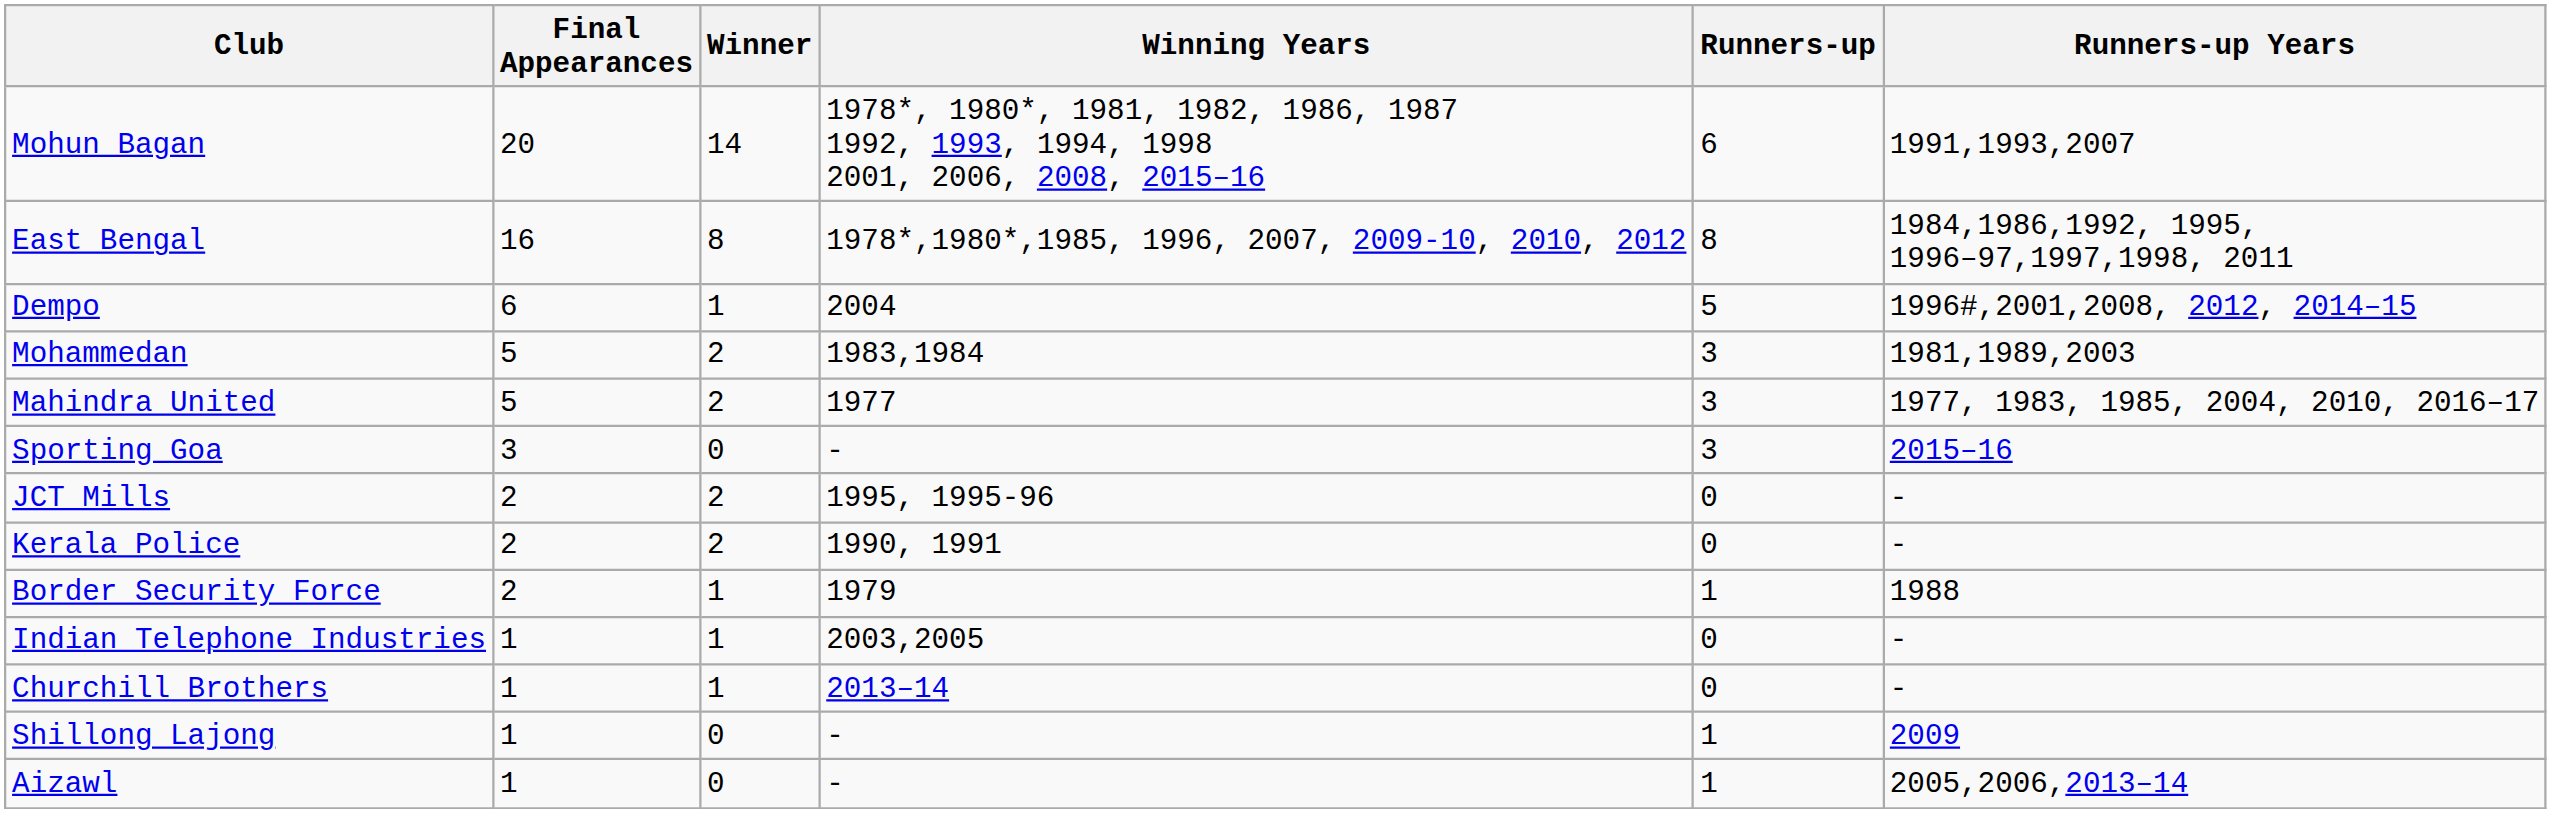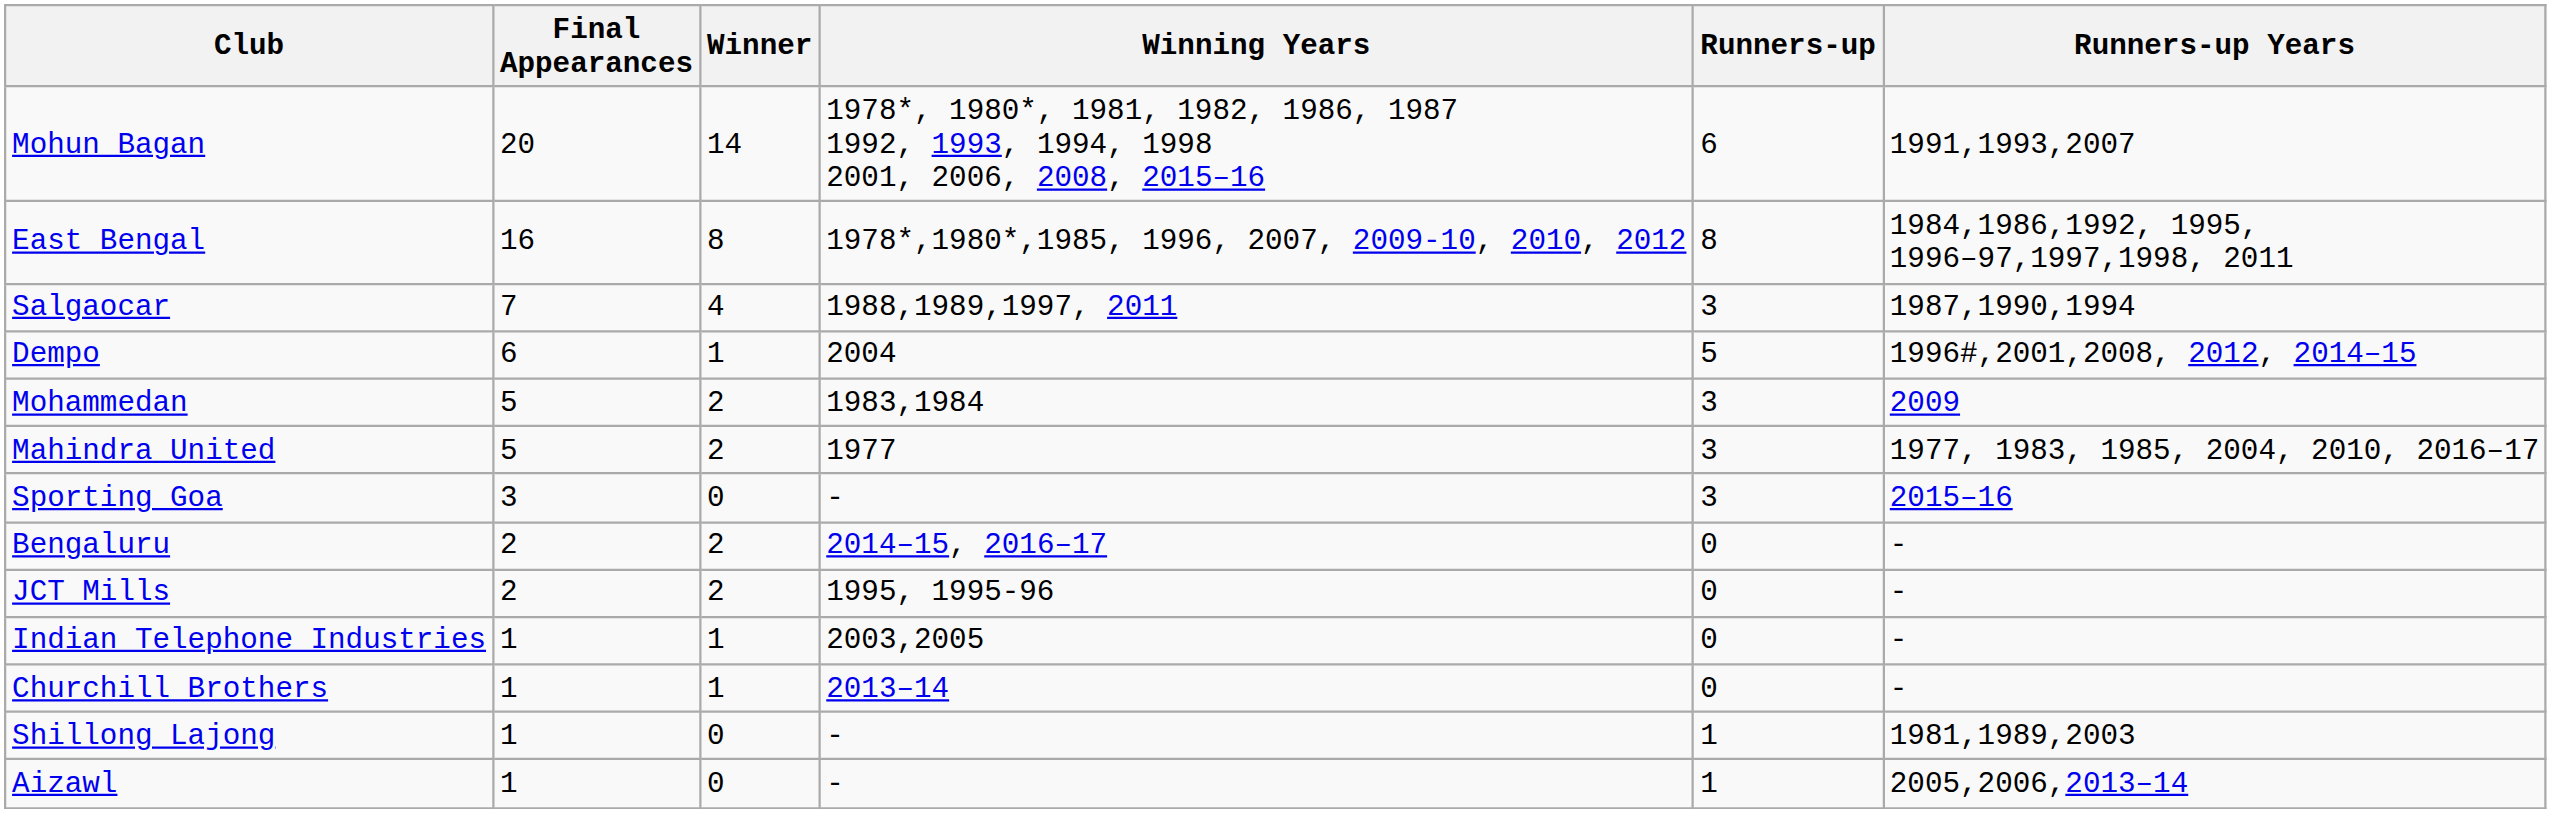+ row: (91, 307)
(2013, 355) 1981,1989,2003 -> (1925, 402) 2009
+ row: (91, 545)
- row: (126, 545)
- row: (196, 593)
(1925, 736) 2009 -> (2013, 736) 1981,1989,2003
